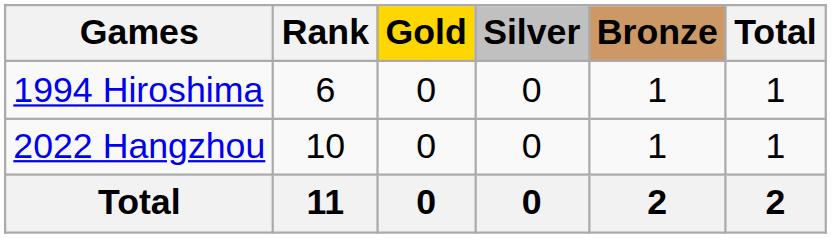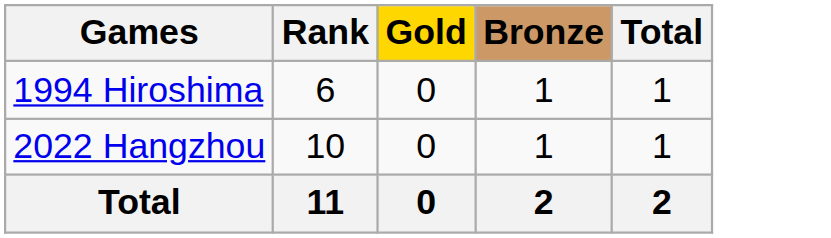- column: (532, 32)
